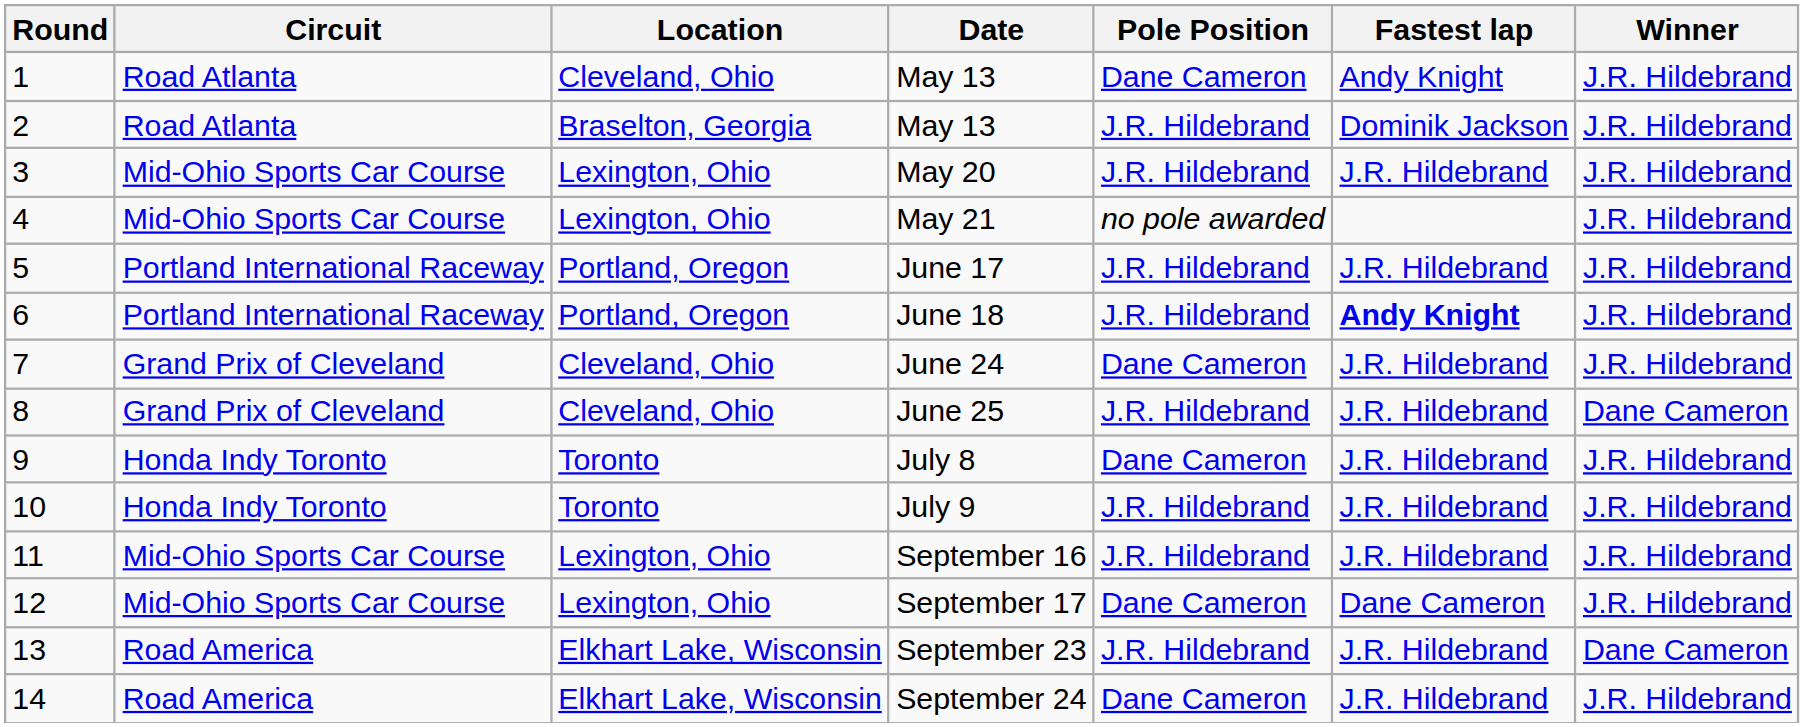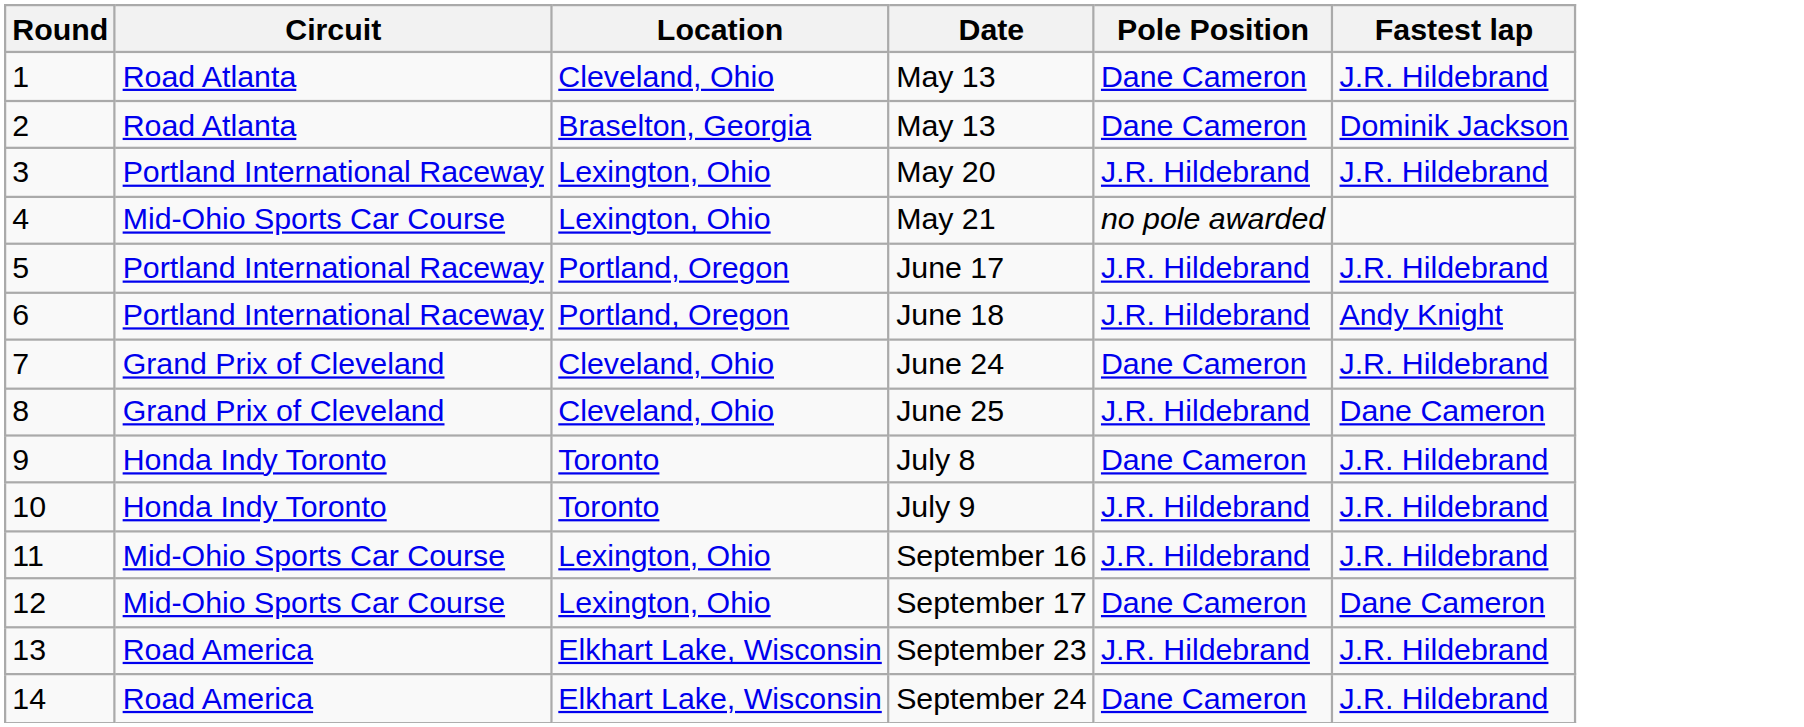- column: (1687, 29)
(1421, 76) Andy Knight -> (1444, 76) J.R. Hildebrand
(1205, 124) J.R. Hildebrand -> (1204, 124) Dane Cameron
(314, 172) Mid-Ohio Sports Car Course -> (333, 172) Portland International Raceway
(1430, 315) bold -> (1421, 315) normal
(1444, 411) J.R. Hildebrand -> (1442, 411) Dane Cameron
